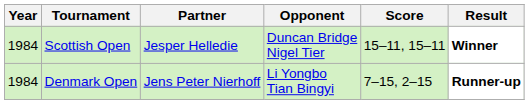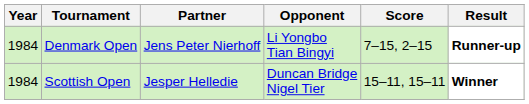rows swapped: (87, 45) <-> (91, 82)
